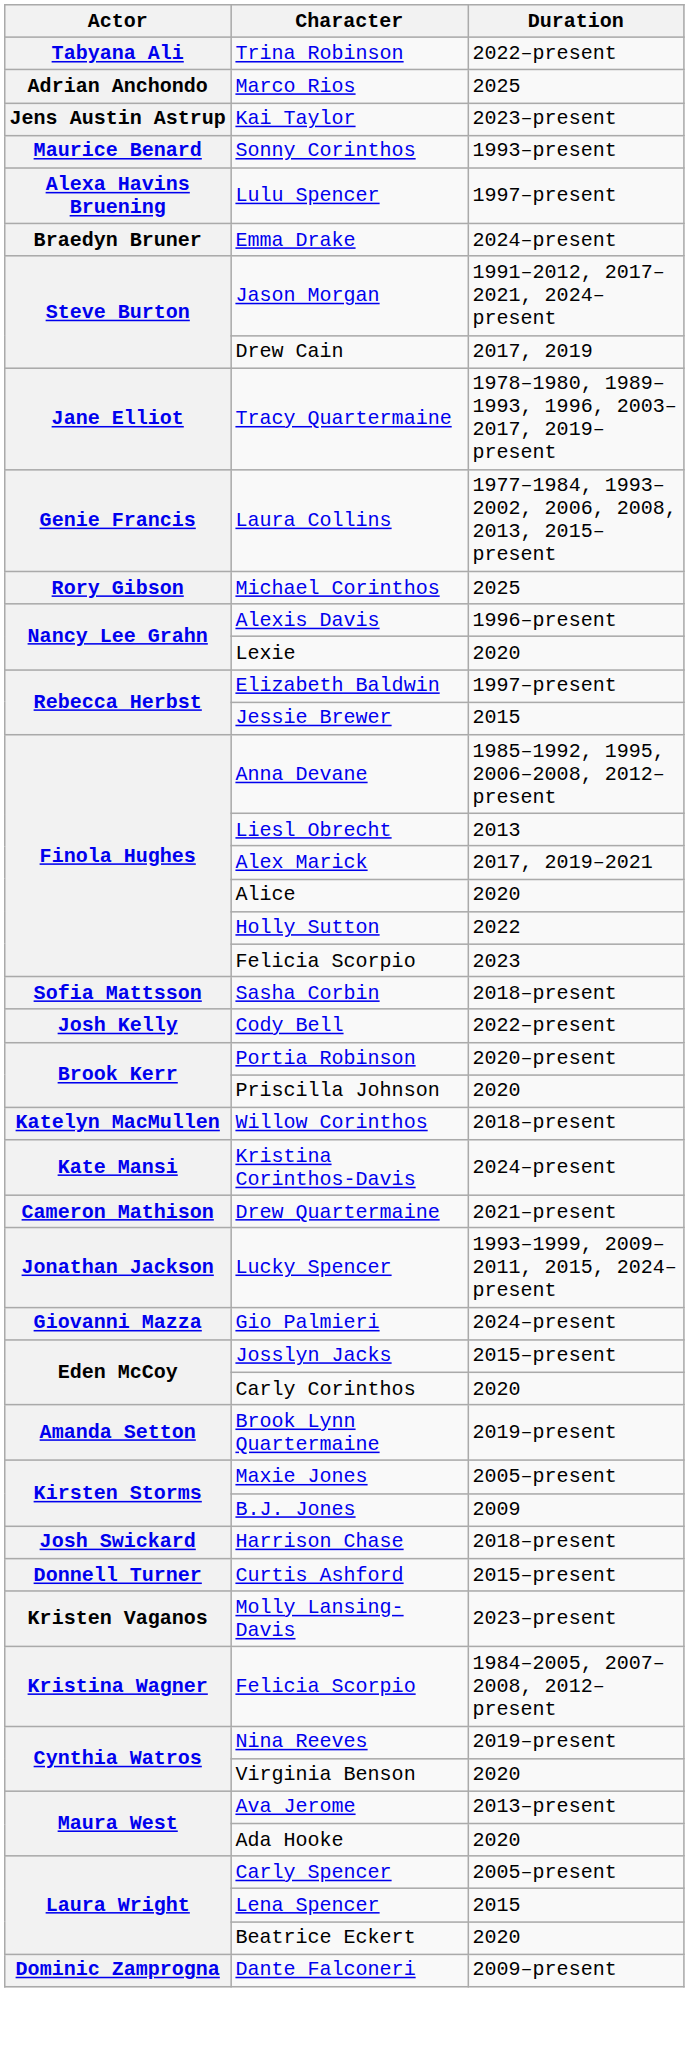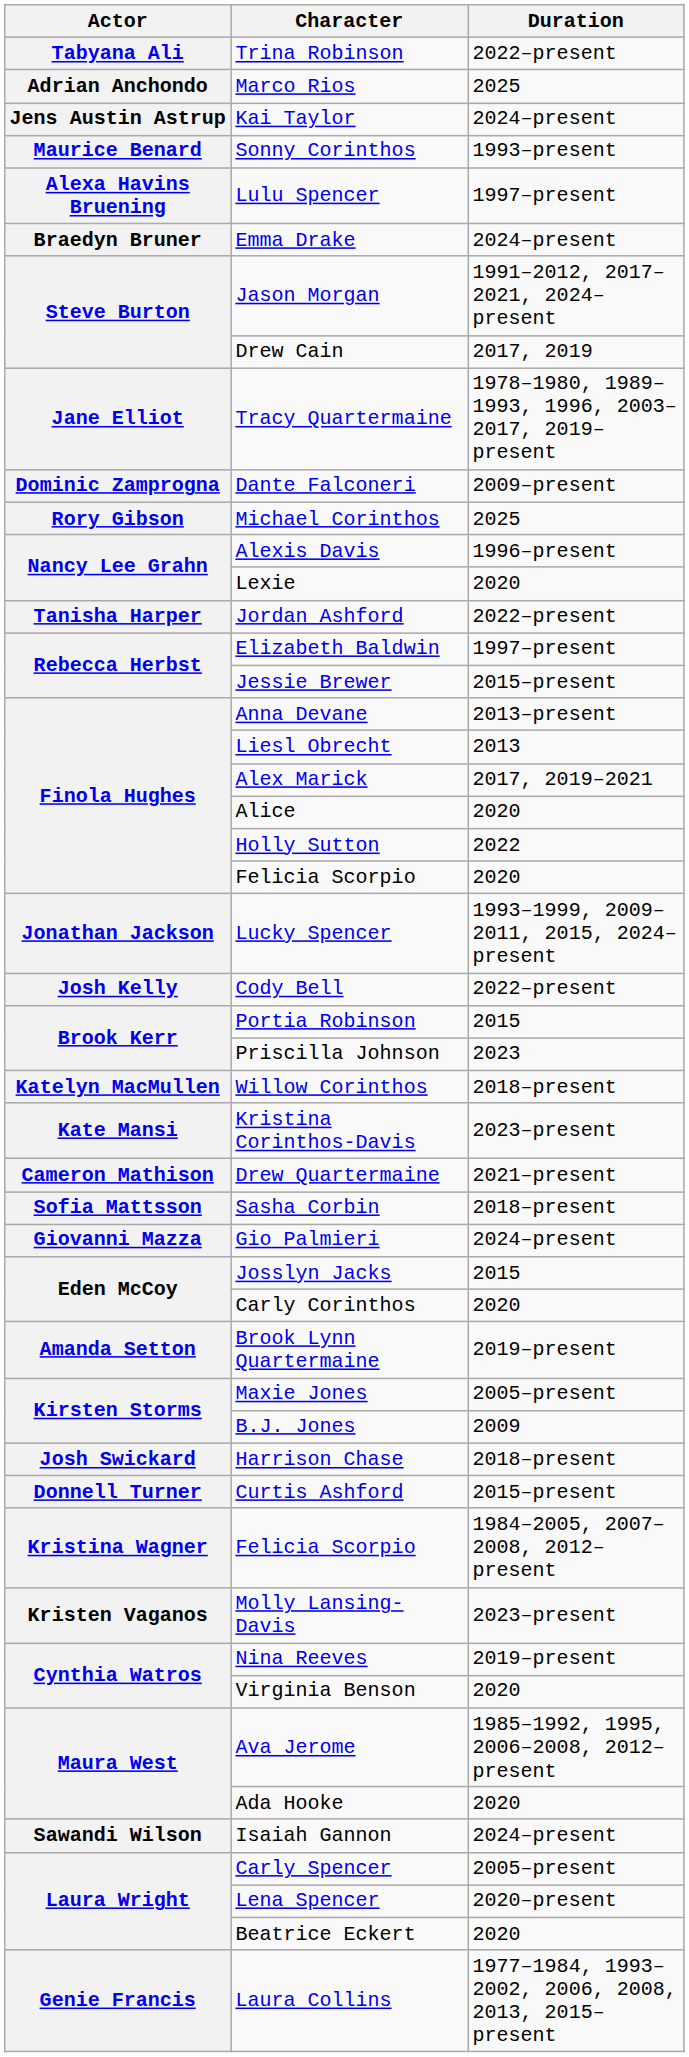(545, 119) 2023–present -> (545, 119) 2024–present
rows swapped: (118, 521) <-> (118, 1970)
+ row: (118, 616)
(497, 718) 2015 -> (545, 682) 2015–present
(569, 774) 1985–1992, 1995, 2006–2008, 2012–present -> (545, 714) 2013–present
(497, 960) 2023 -> (497, 878) 2020
rows swapped: (118, 1268) <-> (118, 993)
(545, 1058) 2020–present -> (497, 1022) 2015
(497, 1091) 2020 -> (497, 1054) 2023
(545, 1168) 2024–present -> (545, 1131) 2023–present
(545, 1356) 2015–present -> (497, 1273) 2015
rows swapped: (118, 1619) <-> (118, 1686)
(545, 1807) 2013–present -> (569, 1748) 1985–1992, 1995, 2006–2008, 2012–present
+ row: (118, 1836)
(497, 1905) 2015 -> (545, 1901) 2020–present
